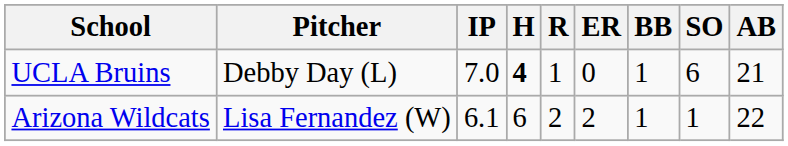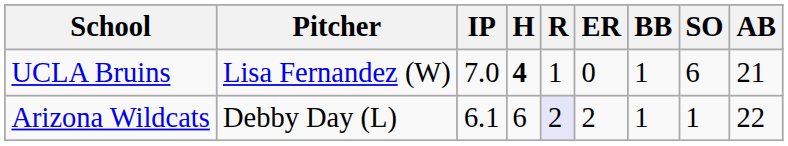(310, 72) Debby Day (L) -> (337, 72) Lisa Fernandez (W)
(337, 117) Lisa Fernandez (W) -> (310, 117) Debby Day (L)
(555, 117) no background -> (555, 117) lavender background
